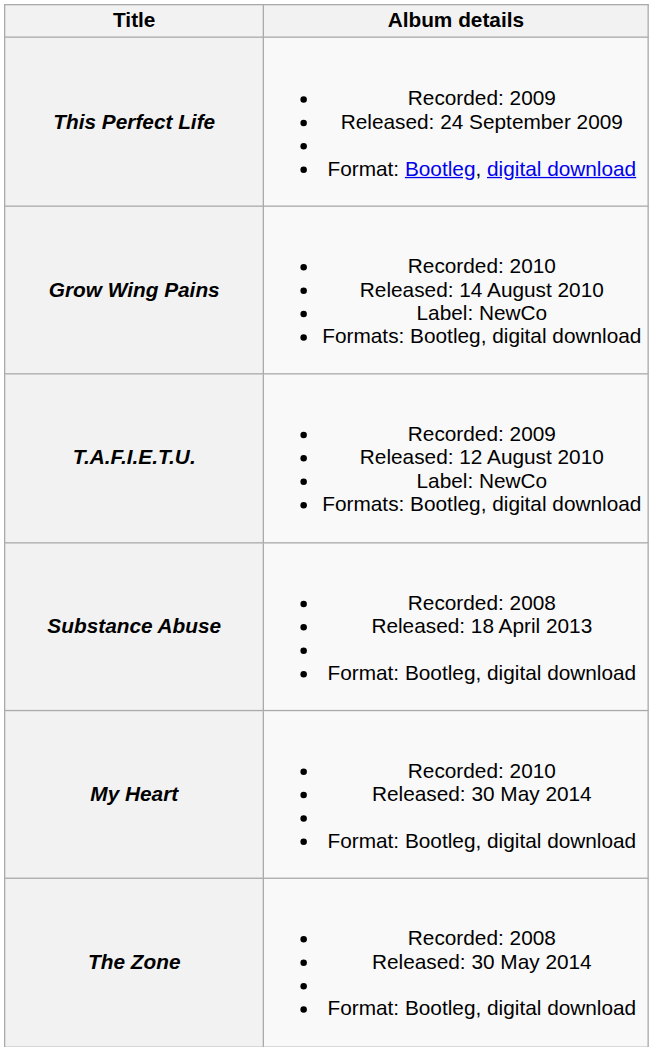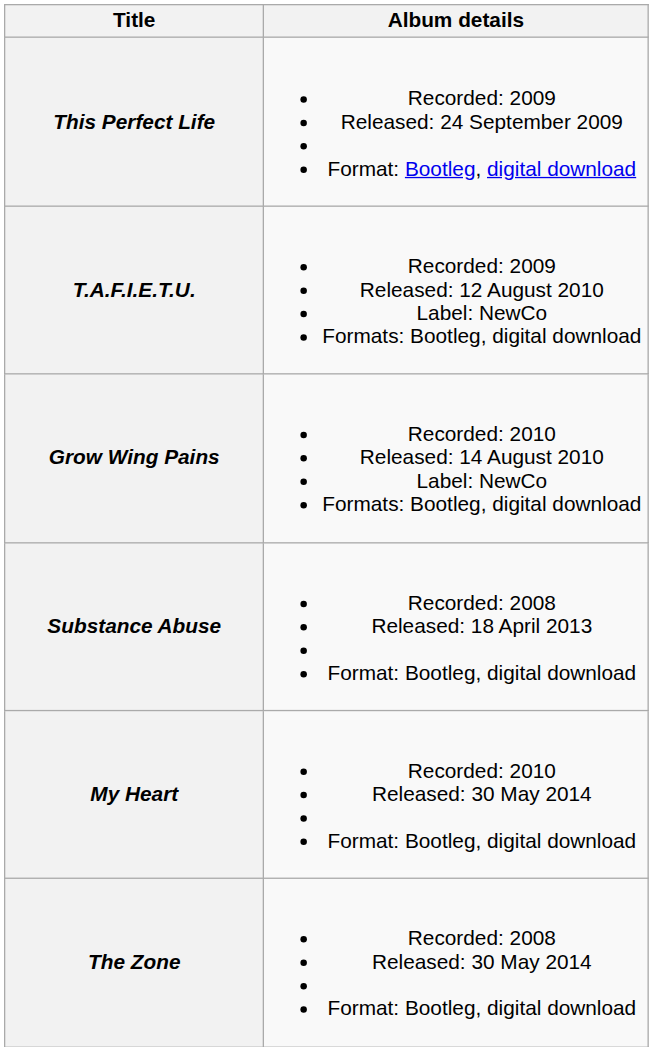rows swapped: (134, 457) <-> (134, 289)
